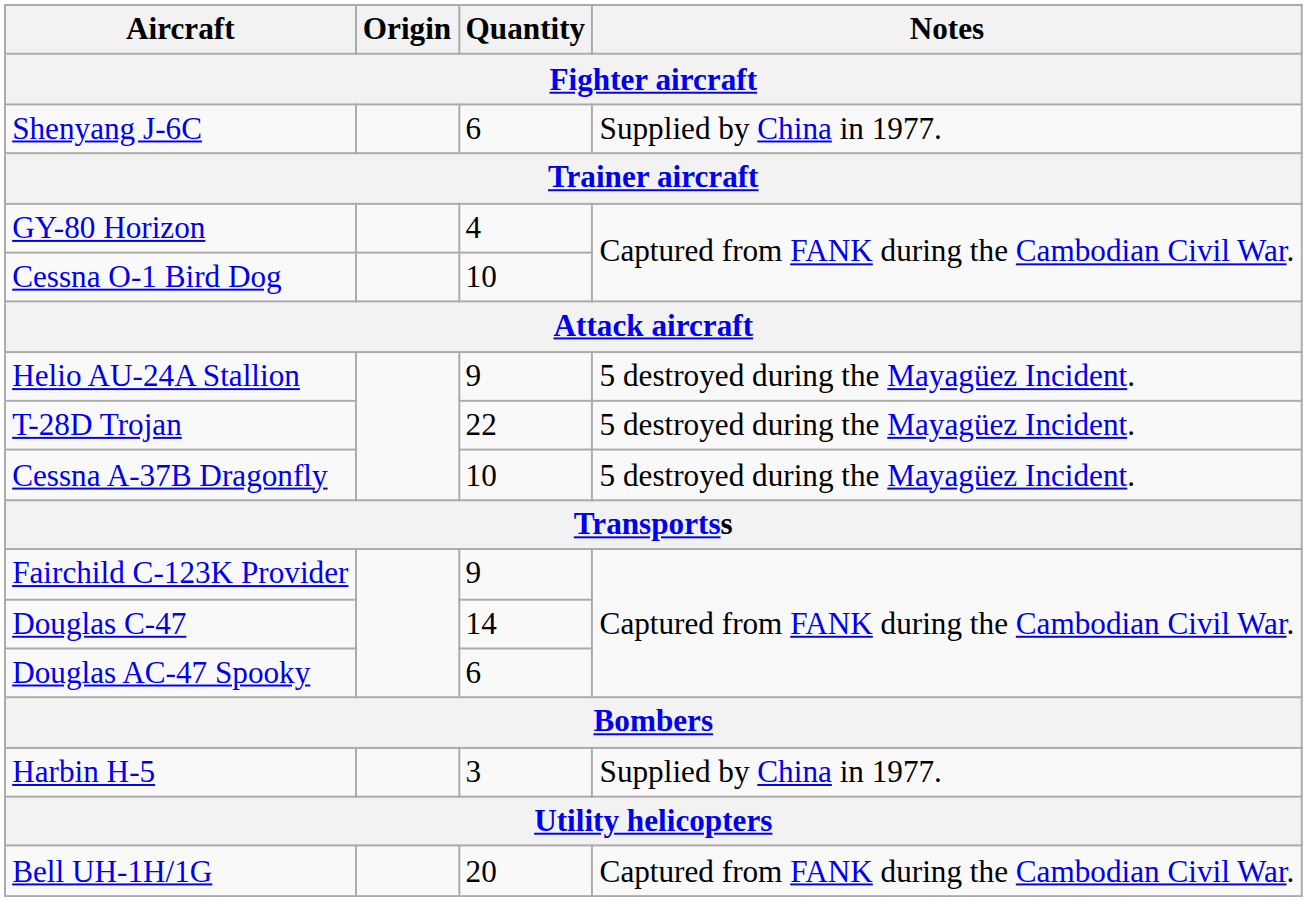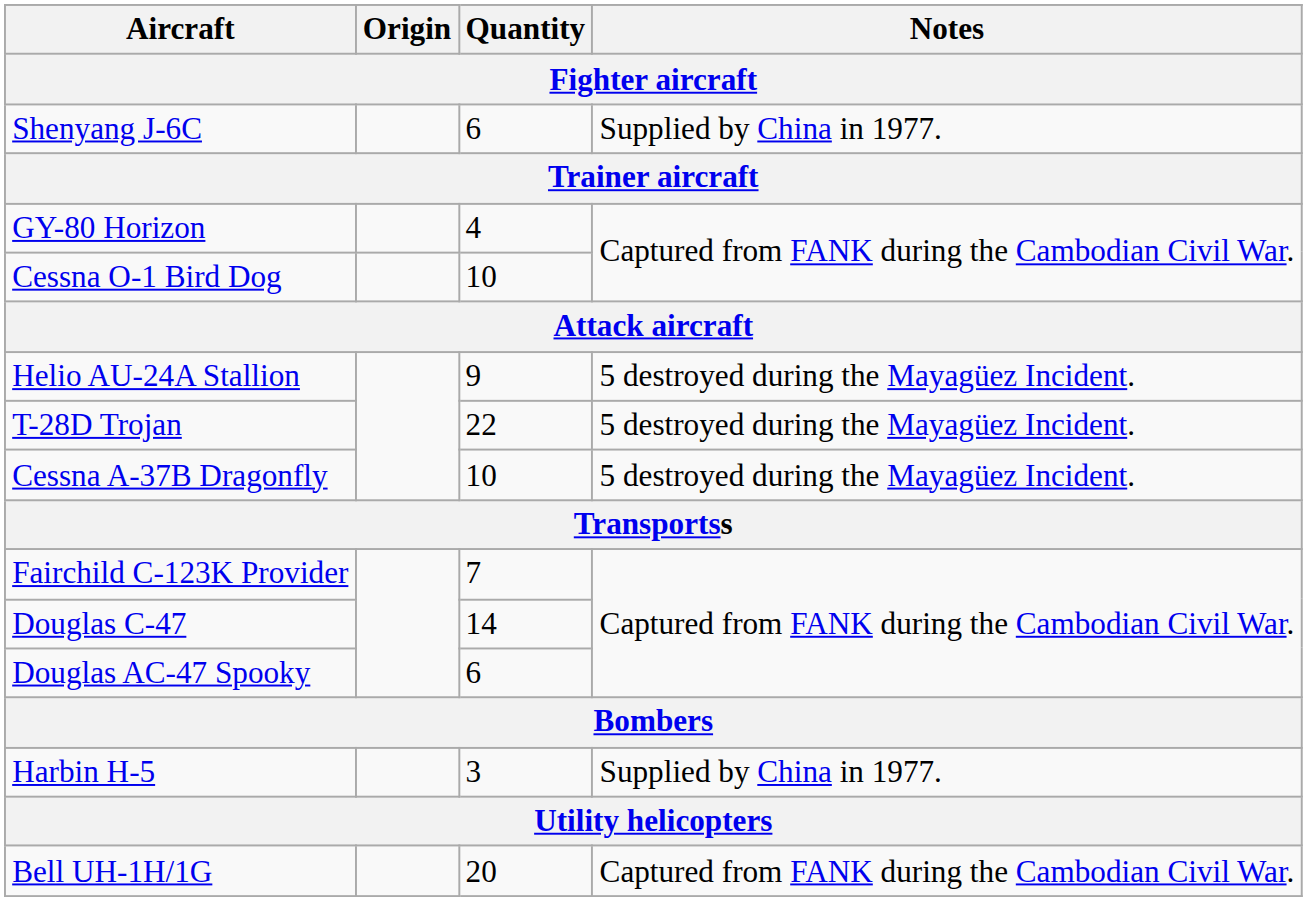(473, 573) 9 -> (473, 573) 7
